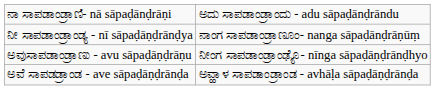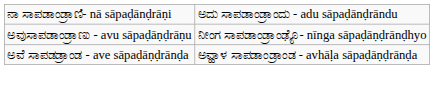- row: (100, 34)
